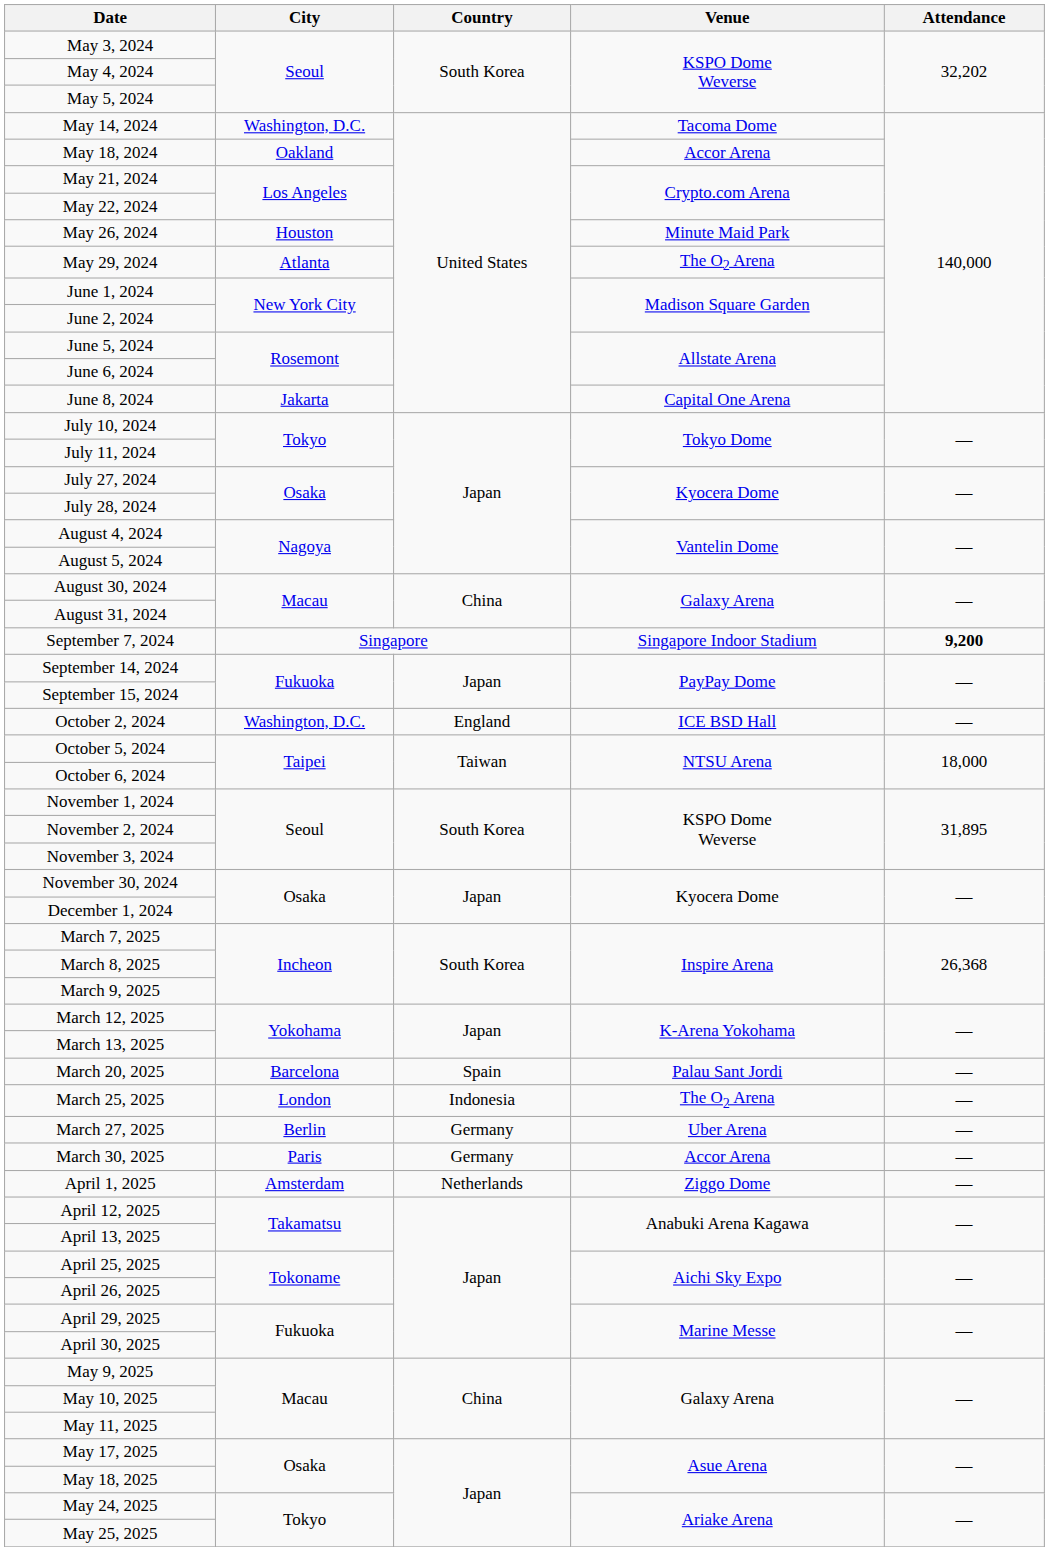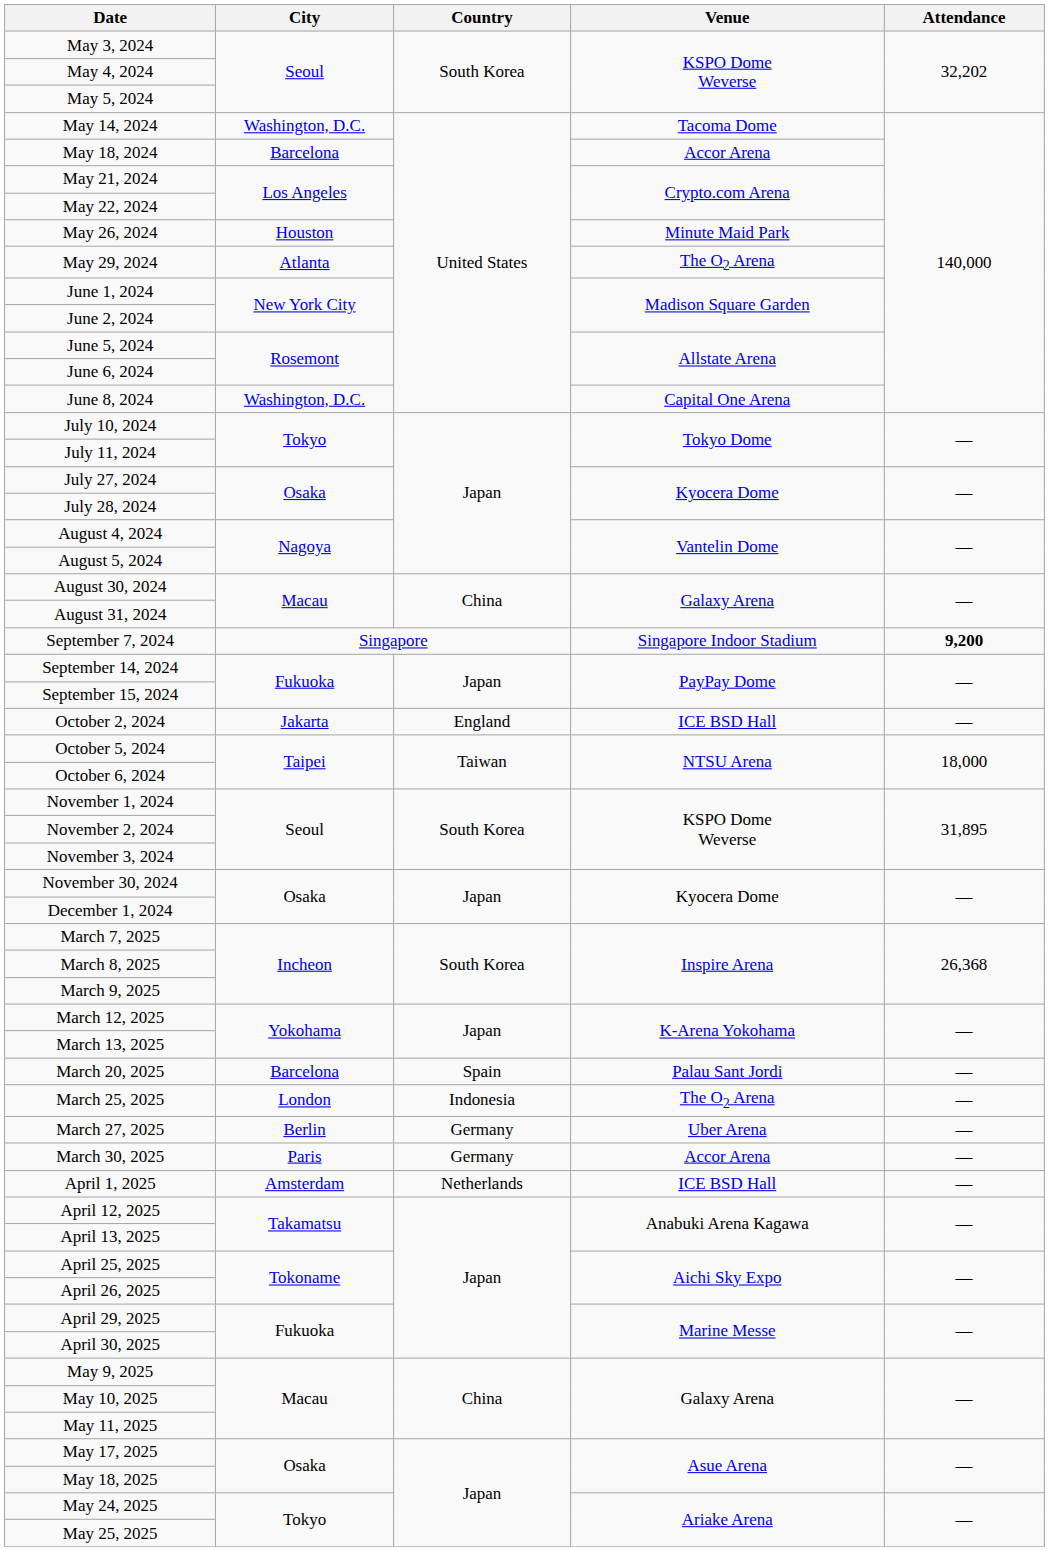(305, 152) Oakland -> (305, 152) Barcelona
(305, 398) Jakarta -> (305, 398) Washington, D.C.
(305, 721) Washington, D.C. -> (305, 721) Jakarta
(727, 1183) Ziggo Dome -> (727, 1183) ICE BSD Hall
